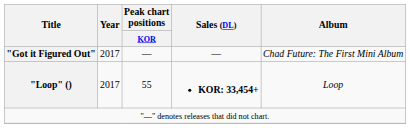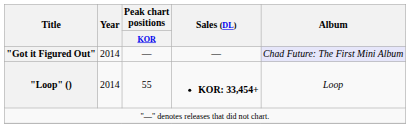(110, 54) 2017 -> (110, 54) 2014
(333, 54) no background -> (333, 54) lavender background
(110, 84) 2017 -> (110, 84) 2014
